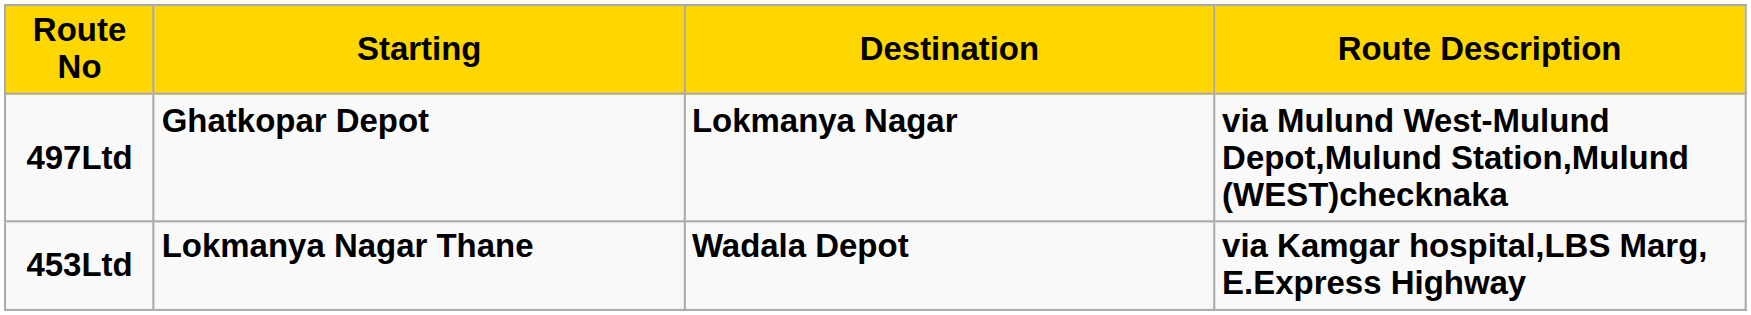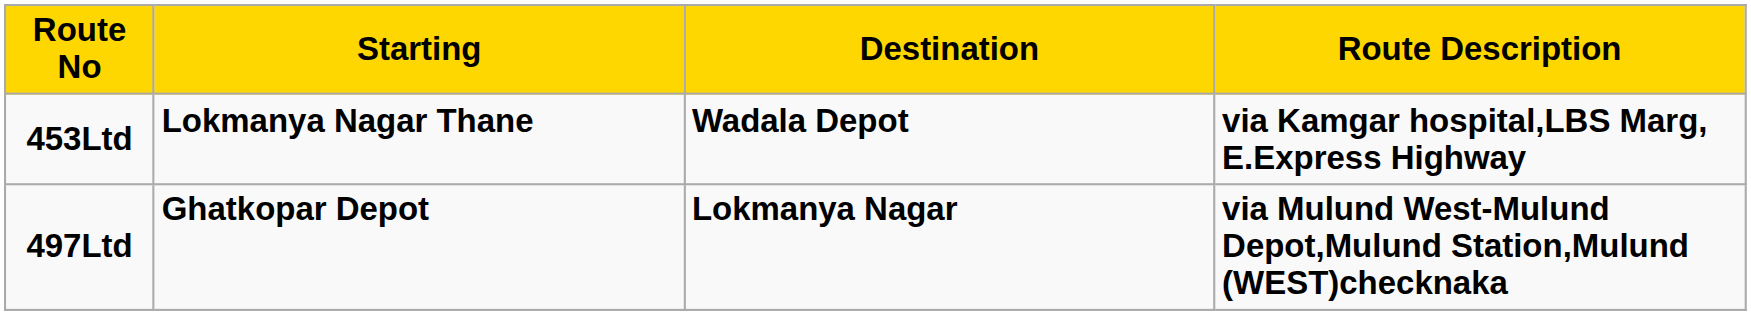rows swapped: (80, 264) <-> (80, 157)
